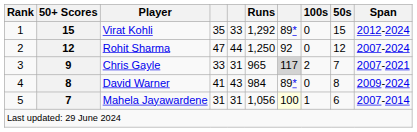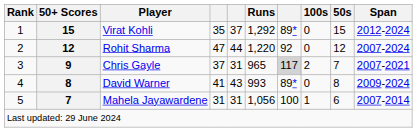(236, 30) 33 -> (236, 30) 37
(261, 48) 1,250 -> (261, 48) 1,220
(219, 65) 33 -> (219, 65) 37
(257, 83) 984 -> (257, 83) 993
(289, 100) lightyellow background -> (289, 100) no background
